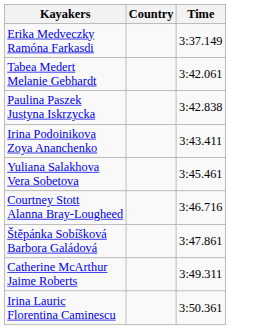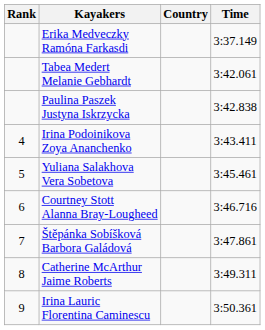+ column: (22, 14)
